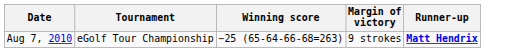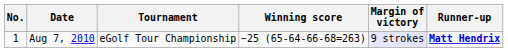+ column: (16, 18)
(375, 40) no background -> (397, 40) lavender background
